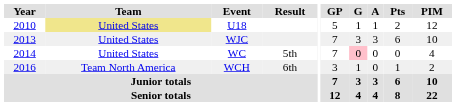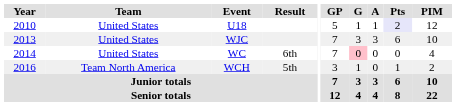(128, 25) khaki background -> (128, 25) no background
(398, 25) no background -> (398, 25) lavender background
(290, 53) 5th -> (290, 53) 6th
(290, 67) 6th -> (290, 67) 5th
